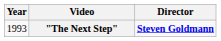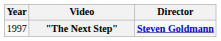(17, 28) 1993 -> (17, 28) 1997
